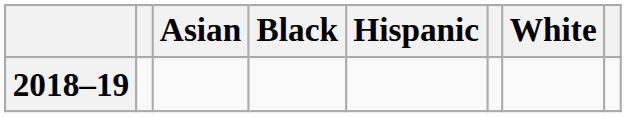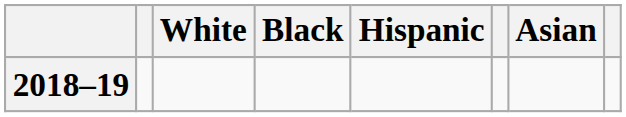columns swapped: (201, 30) <-> (553, 30)
